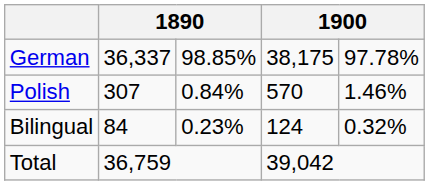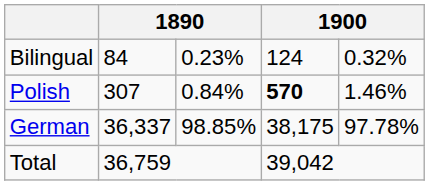rows swapped: (50, 57) <-> (52, 127)
(285, 92) normal -> (285, 92) bold
